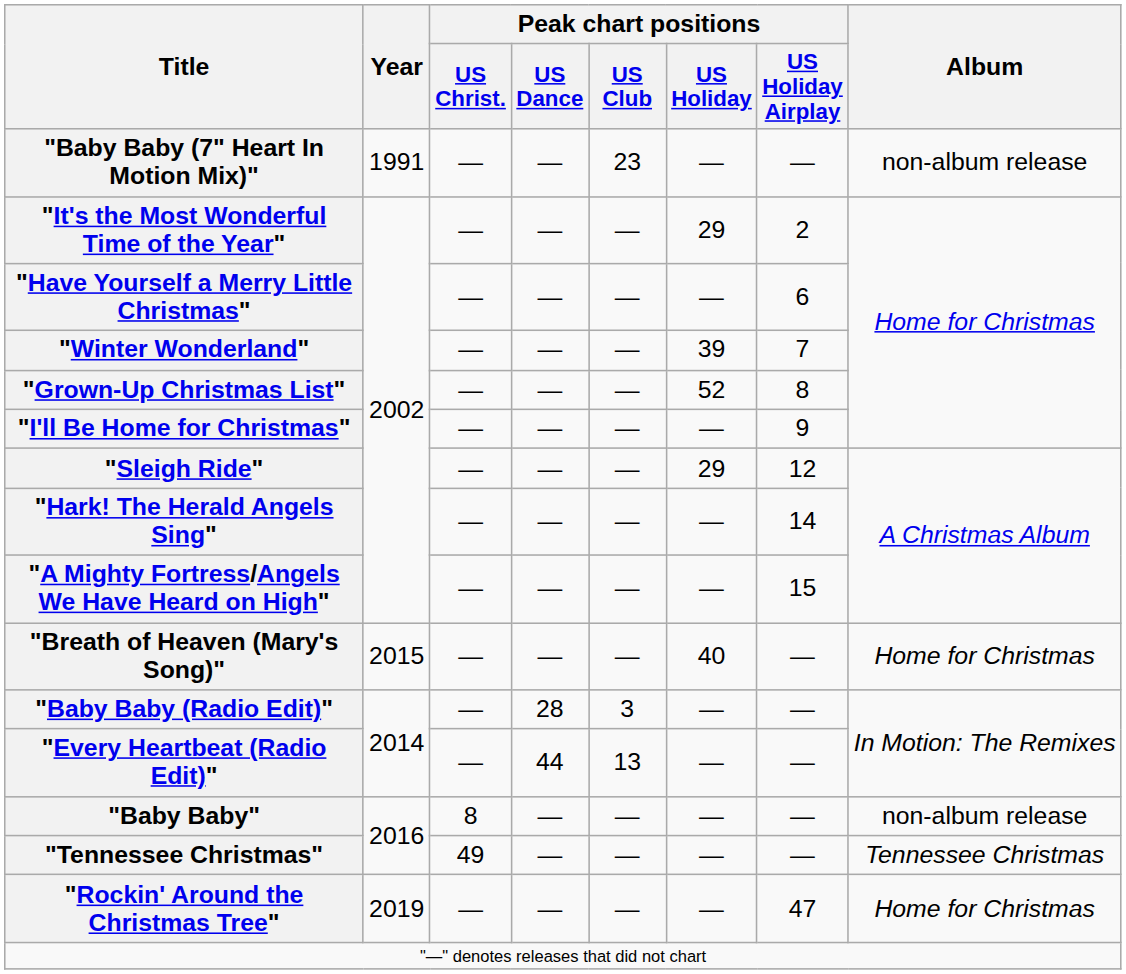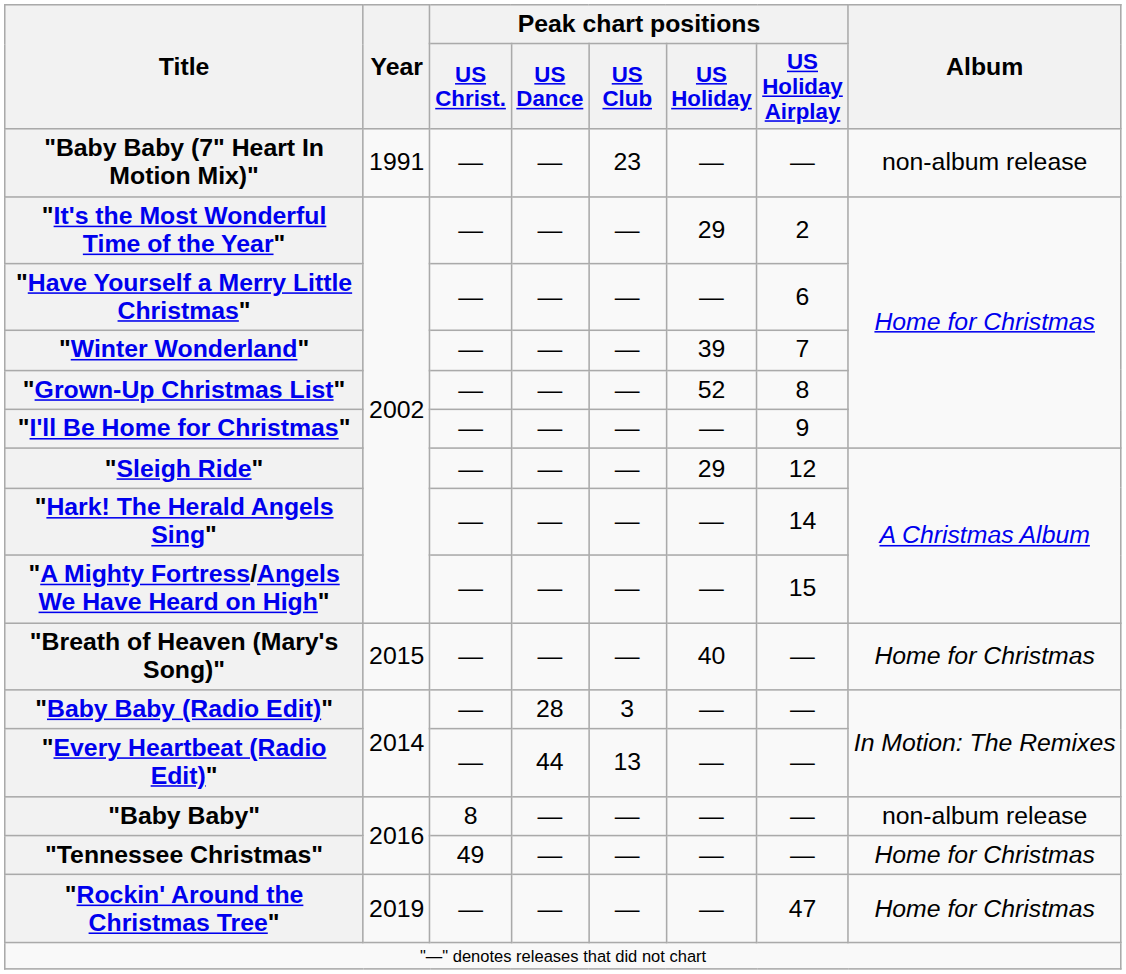(985, 854) Tennessee Christmas -> (985, 854) Home for Christmas
